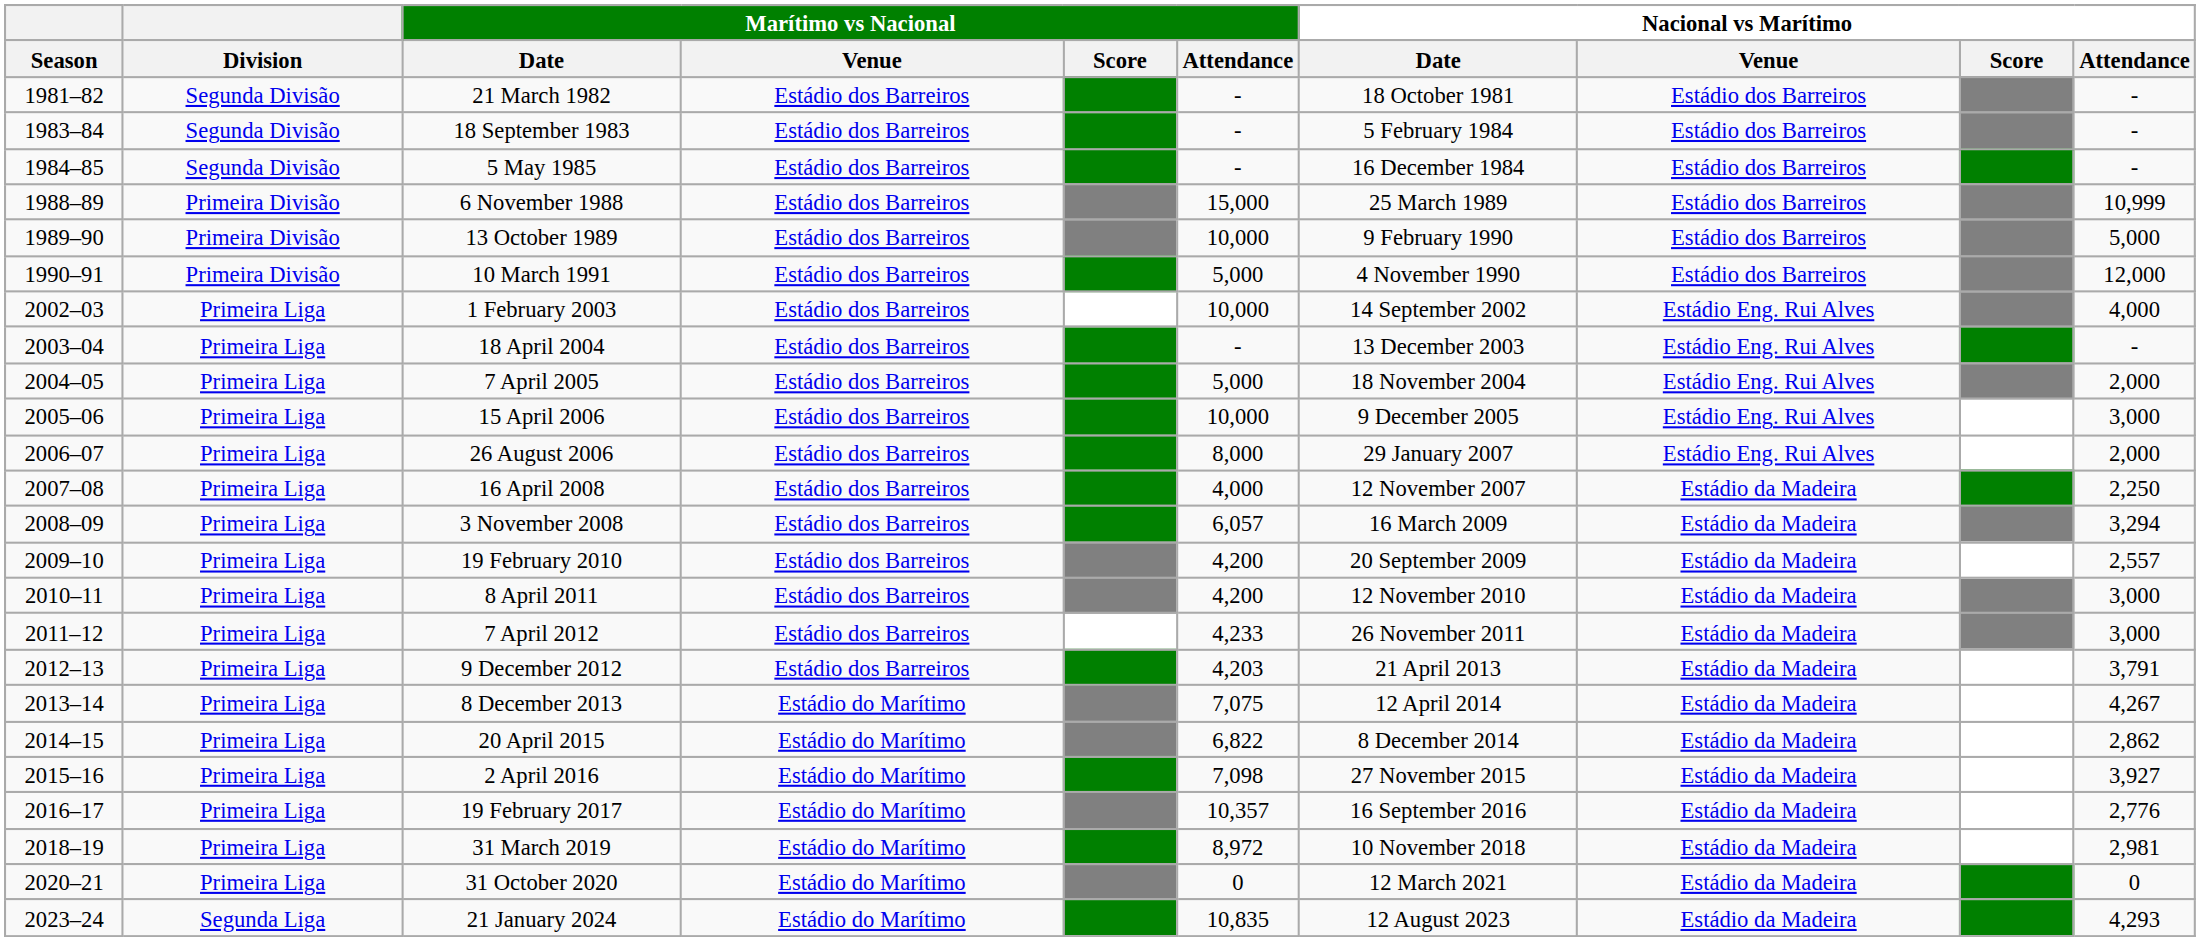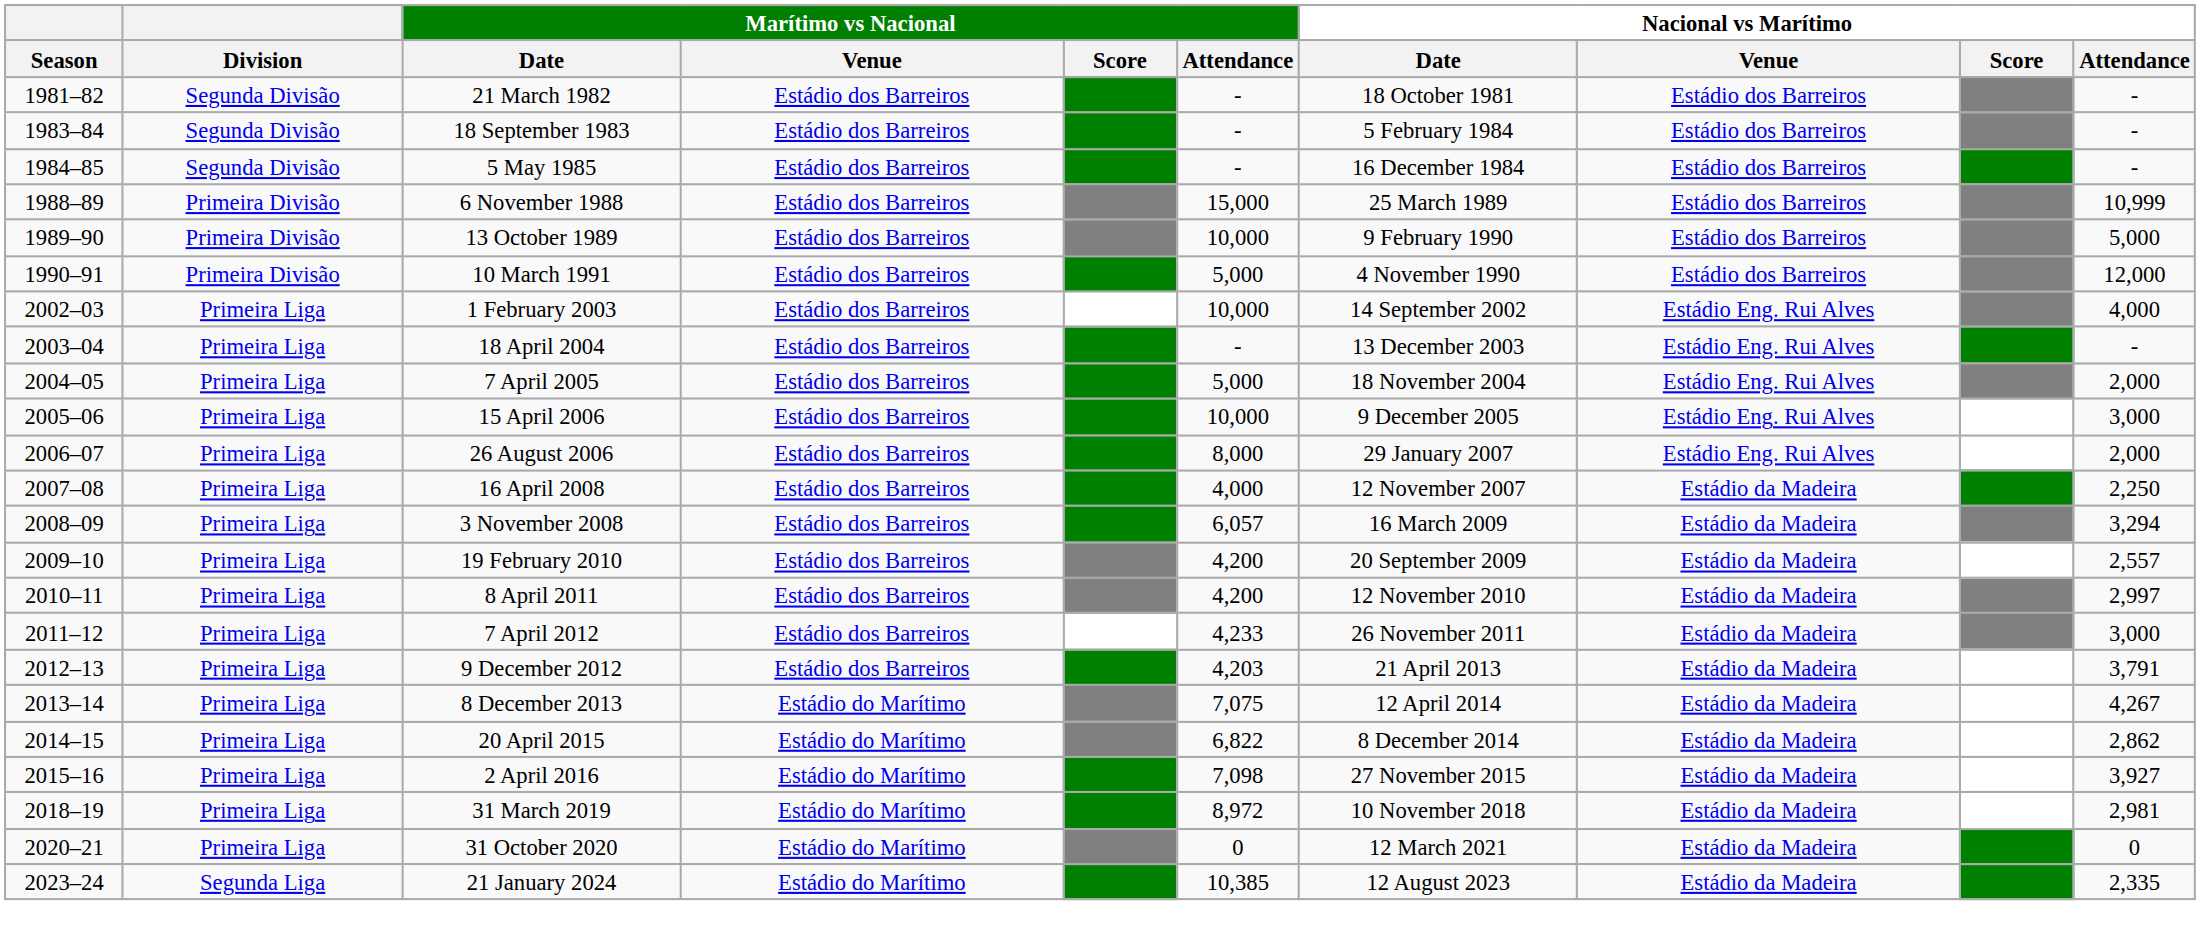(2135, 596) 3,000 -> (2135, 596) 2,997
- row: (542, 810)
(1238, 918) 10,835 -> (1238, 882) 10,385
(2135, 918) 4,293 -> (2135, 882) 2,335
